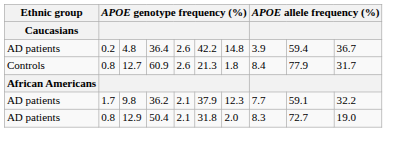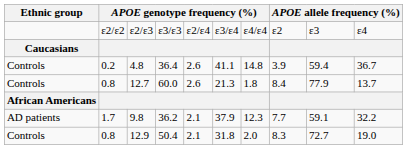+ row: (141, 30)
(33, 48) AD patients -> (26, 65) Controls
(207, 48) 42.2 -> (225, 65) 41.1
(159, 65) 60.9 -> (168, 83) 60.0
(346, 65) 31.7 -> (367, 83) 13.7
(33, 118) AD patients -> (26, 135) Controls
